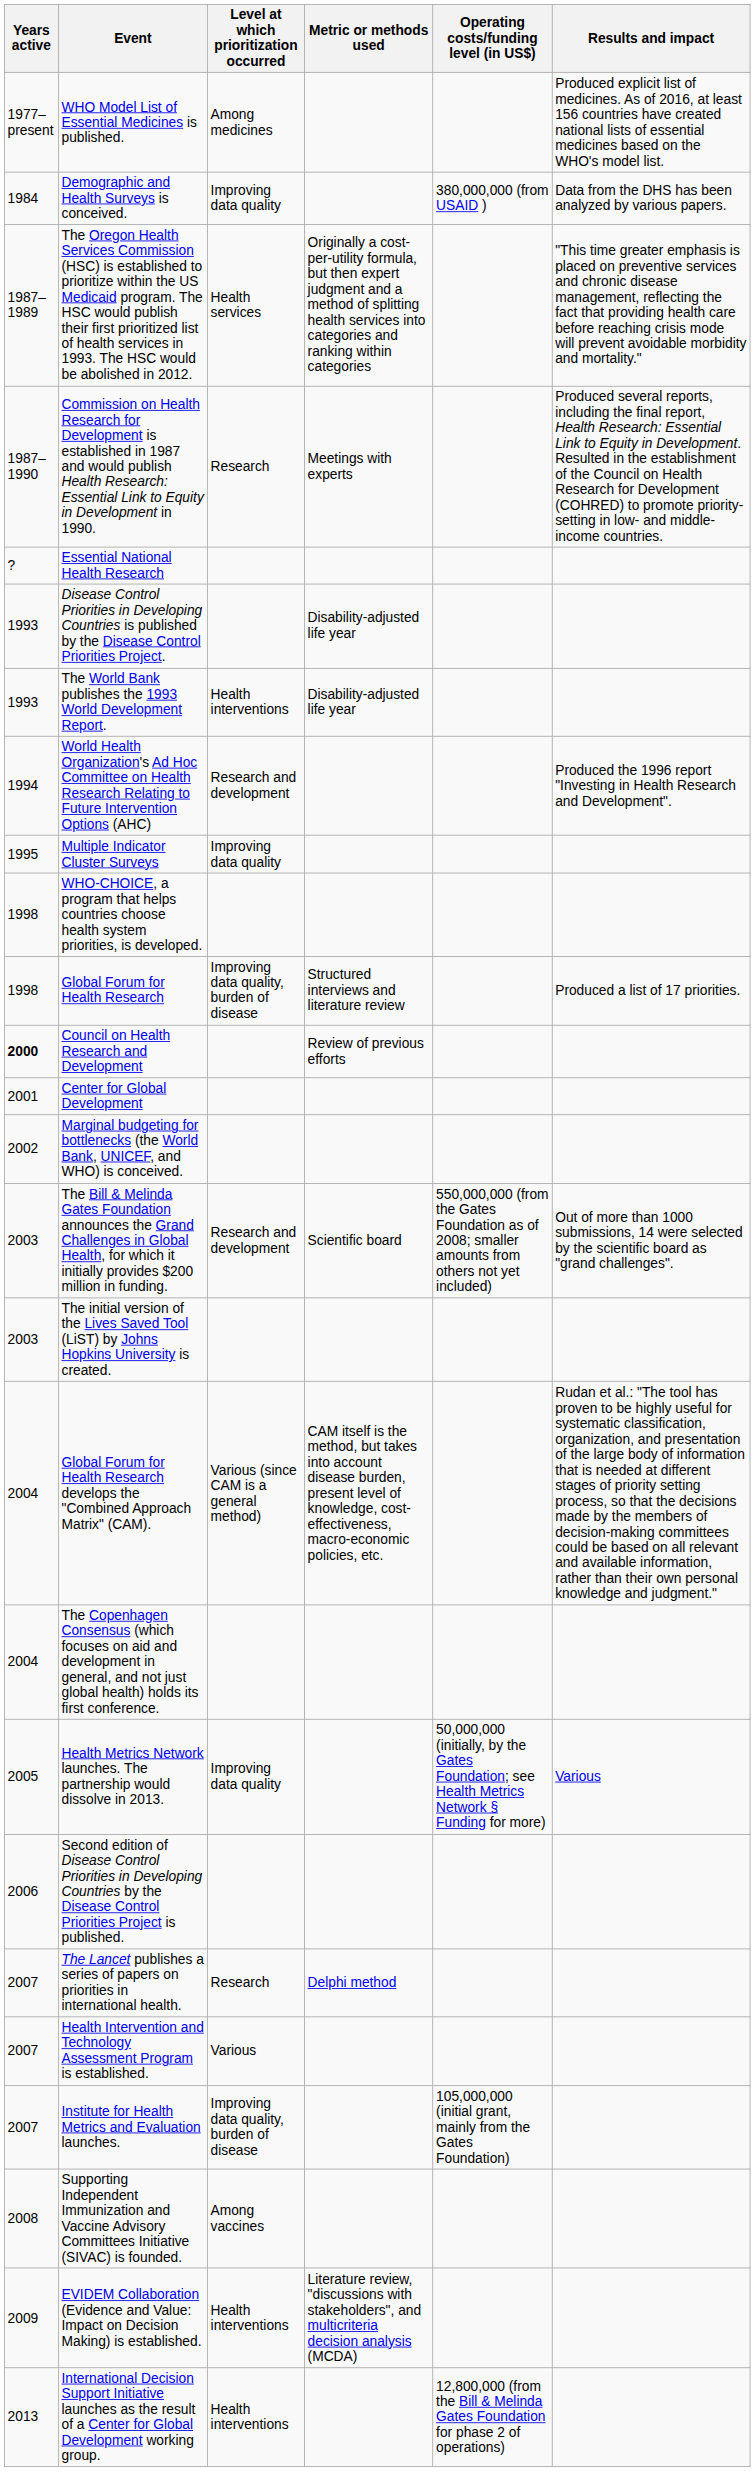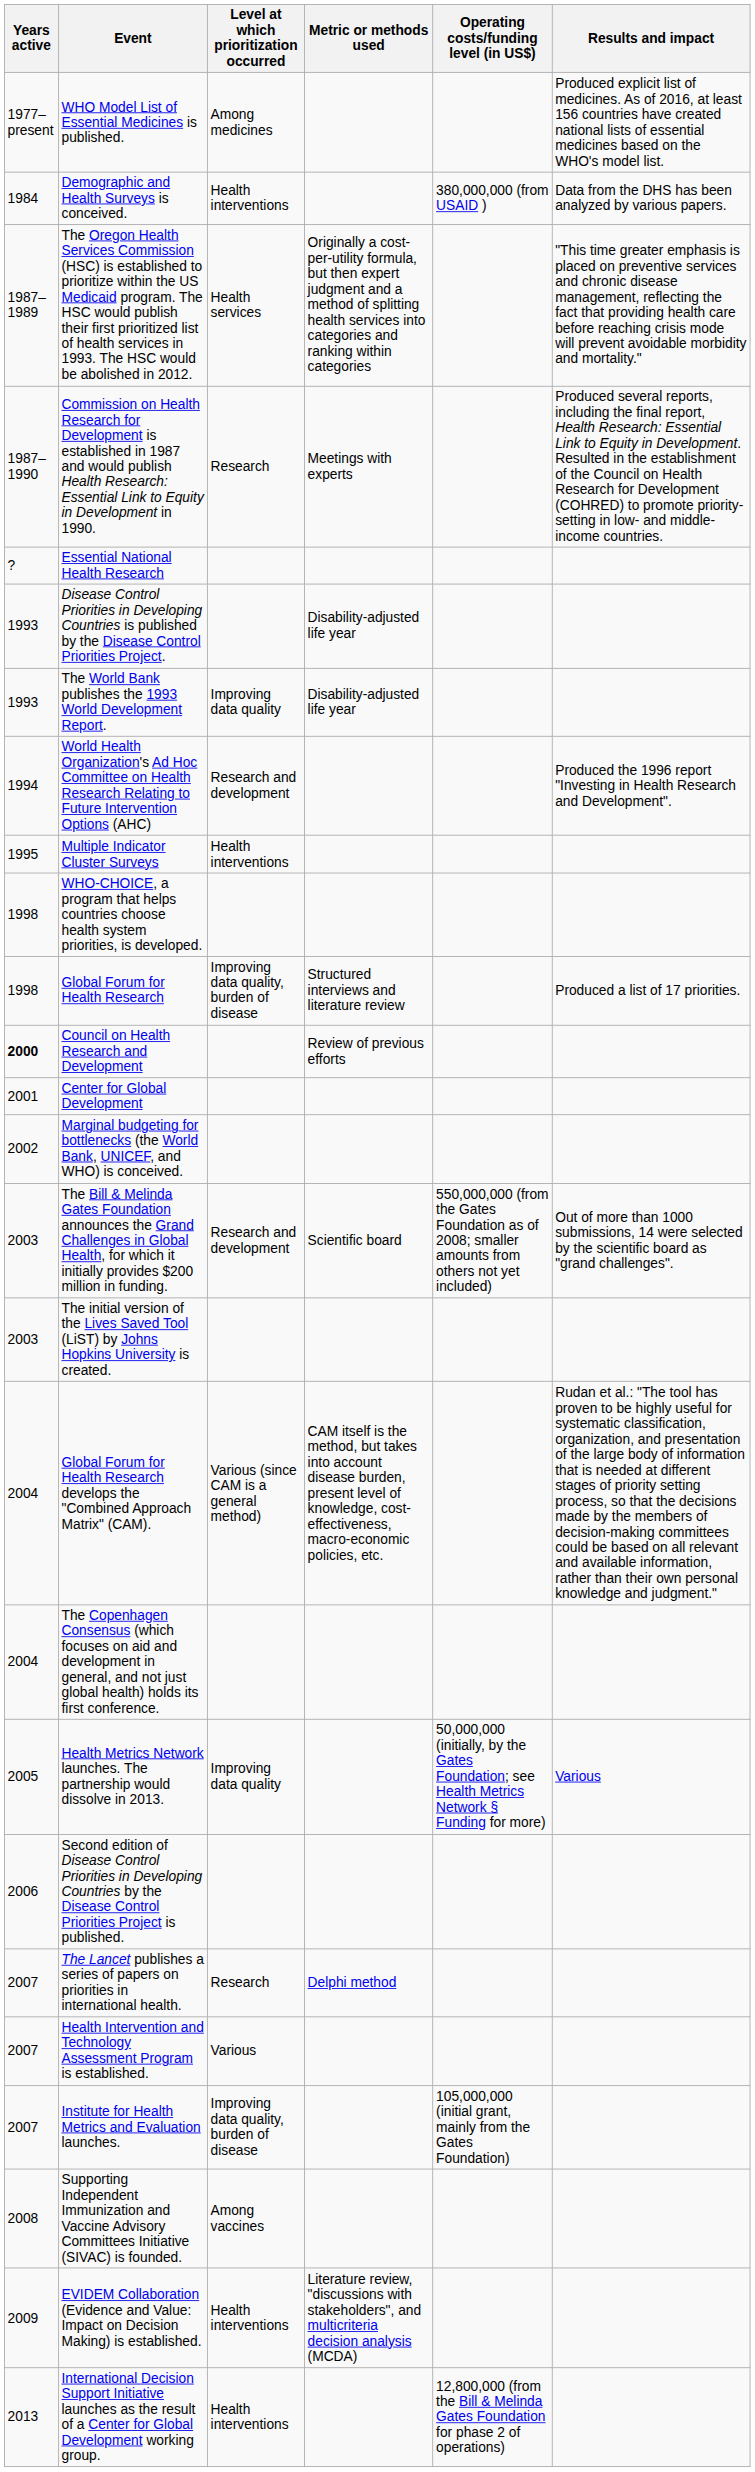(246, 198) Improving data quality -> (250, 198) Health interventions
(250, 702) Health interventions -> (246, 702) Improving data quality
(246, 854) Improving data quality -> (250, 854) Health interventions
